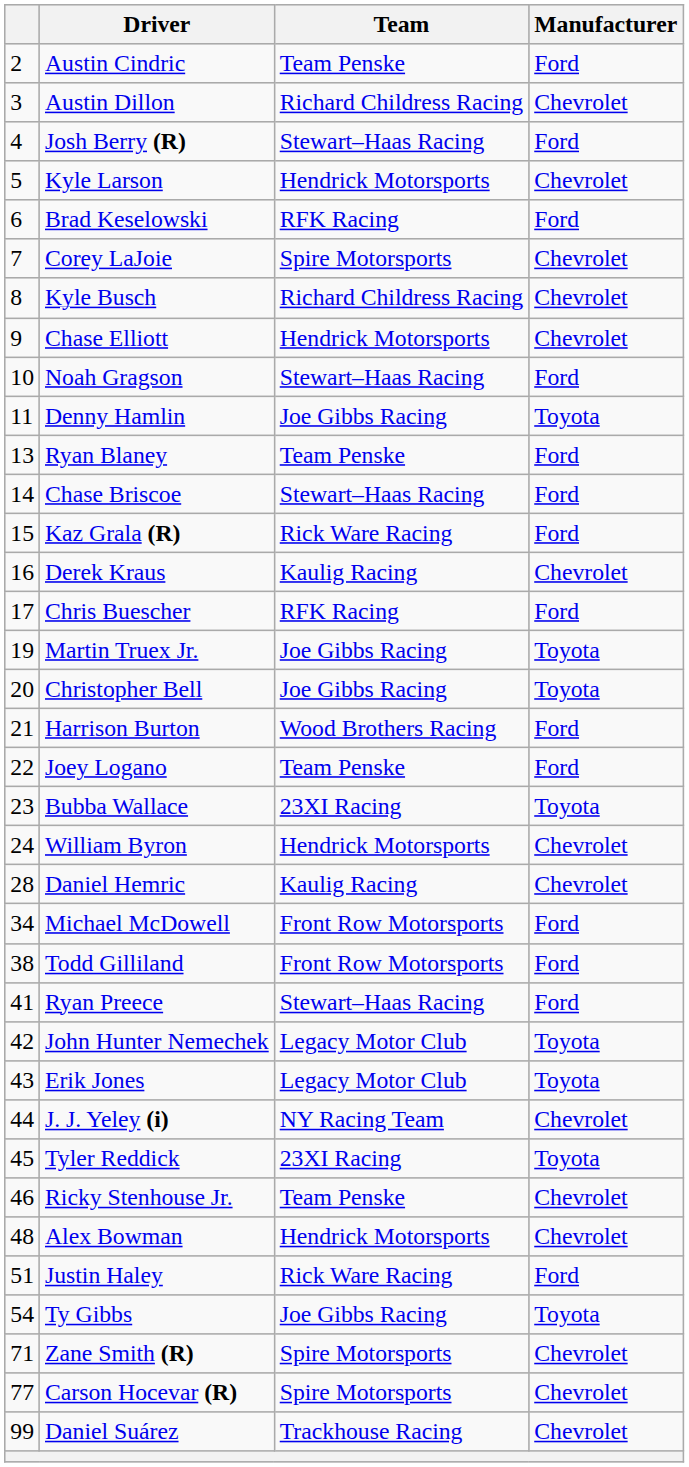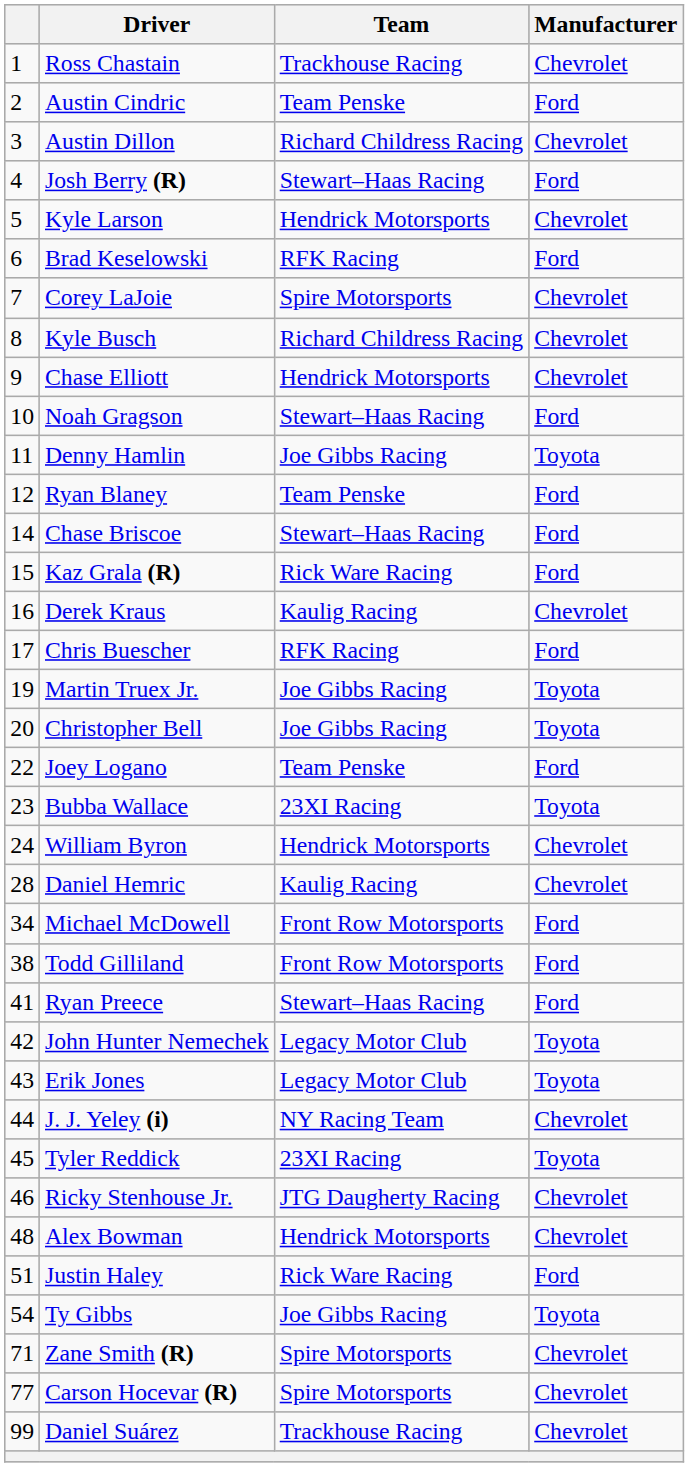+ row: (112, 63)
(22, 454) 13 -> (22, 493) 12
- row: (122, 727)
(342, 1197) Team Penske -> (390, 1197) JTG Daugherty Racing
